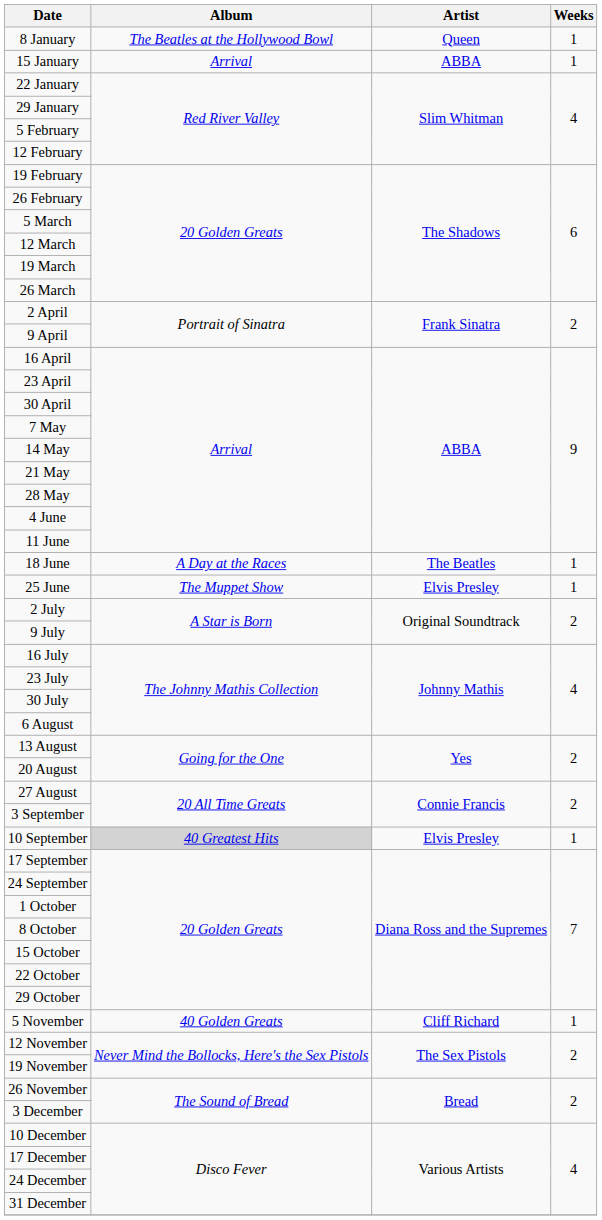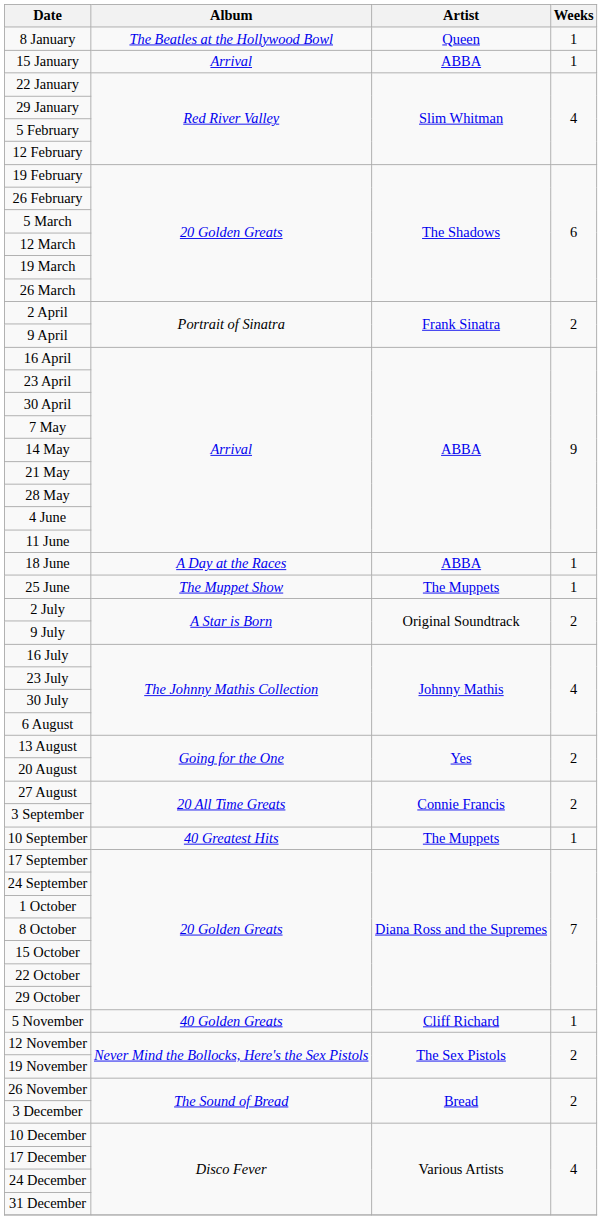(461, 564) The Beatles -> (461, 564) ABBA
(461, 586) Elvis Presley -> (461, 586) The Muppets
(231, 838) lightgrey background -> (231, 838) no background
(461, 838) Elvis Presley -> (461, 838) The Muppets
